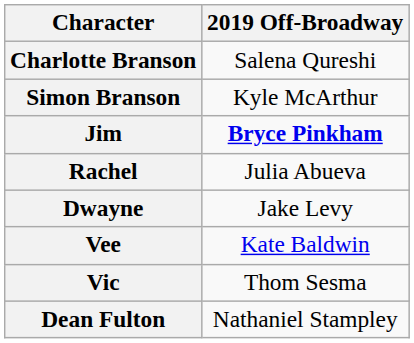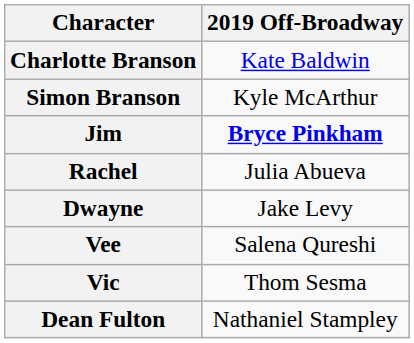(305, 60) Salena Qureshi -> (305, 60) Kate Baldwin
(305, 245) Kate Baldwin -> (305, 245) Salena Qureshi
